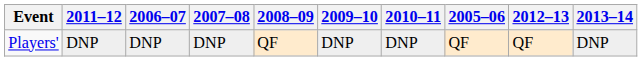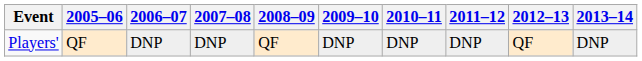columns swapped: (477, 17) <-> (94, 17)
